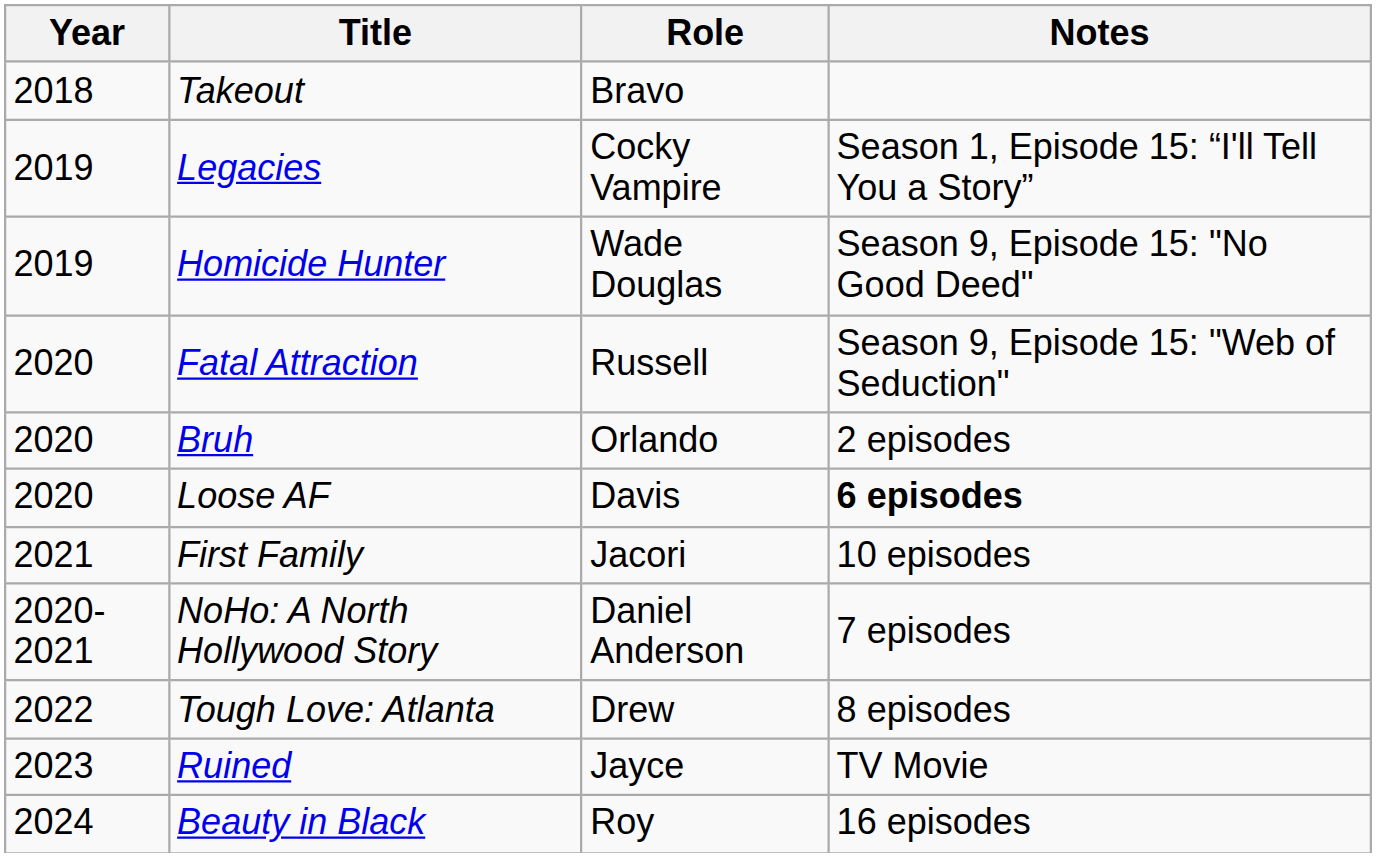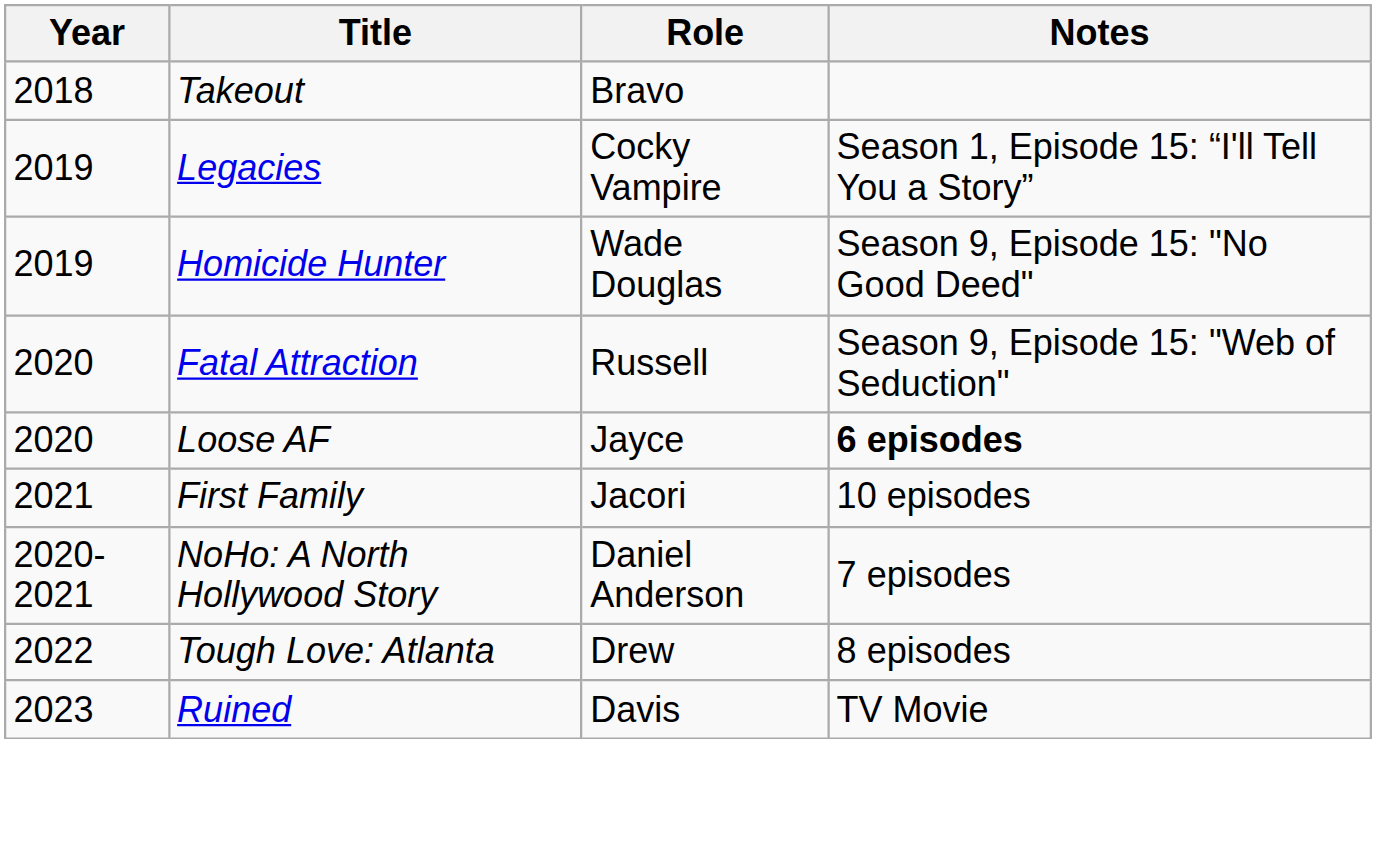- row: (215, 440)
(635, 497) Davis -> (637, 440) Jayce
(637, 765) Jayce -> (635, 708) Davis
- row: (301, 823)
